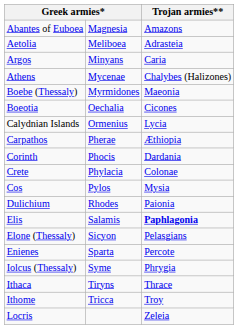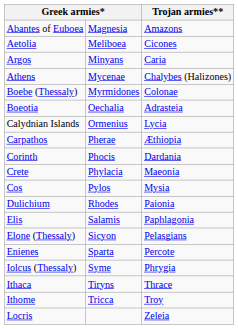(163, 44) Adrasteia -> (160, 44) Cicones
(162, 92) Maeonia -> (161, 92) Colonae
(160, 108) Cicones -> (163, 108) Adrasteia
(161, 172) Colonae -> (162, 172) Maeonia
(171, 220) bold -> (169, 220) normal
